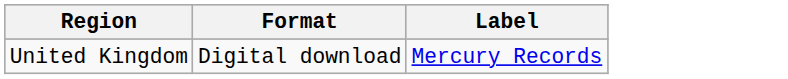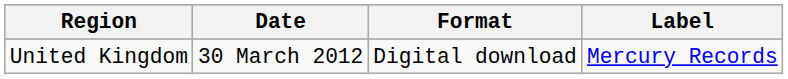+ column: (281, 22)
